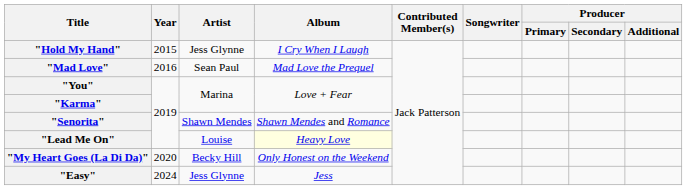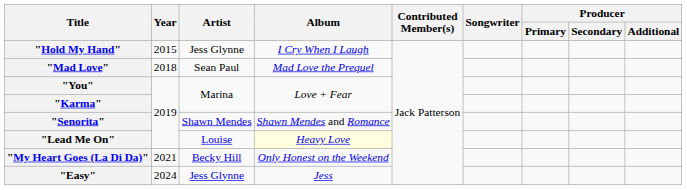(165, 67) 2016 -> (165, 67) 2018
(165, 157) 2020 -> (165, 157) 2021
